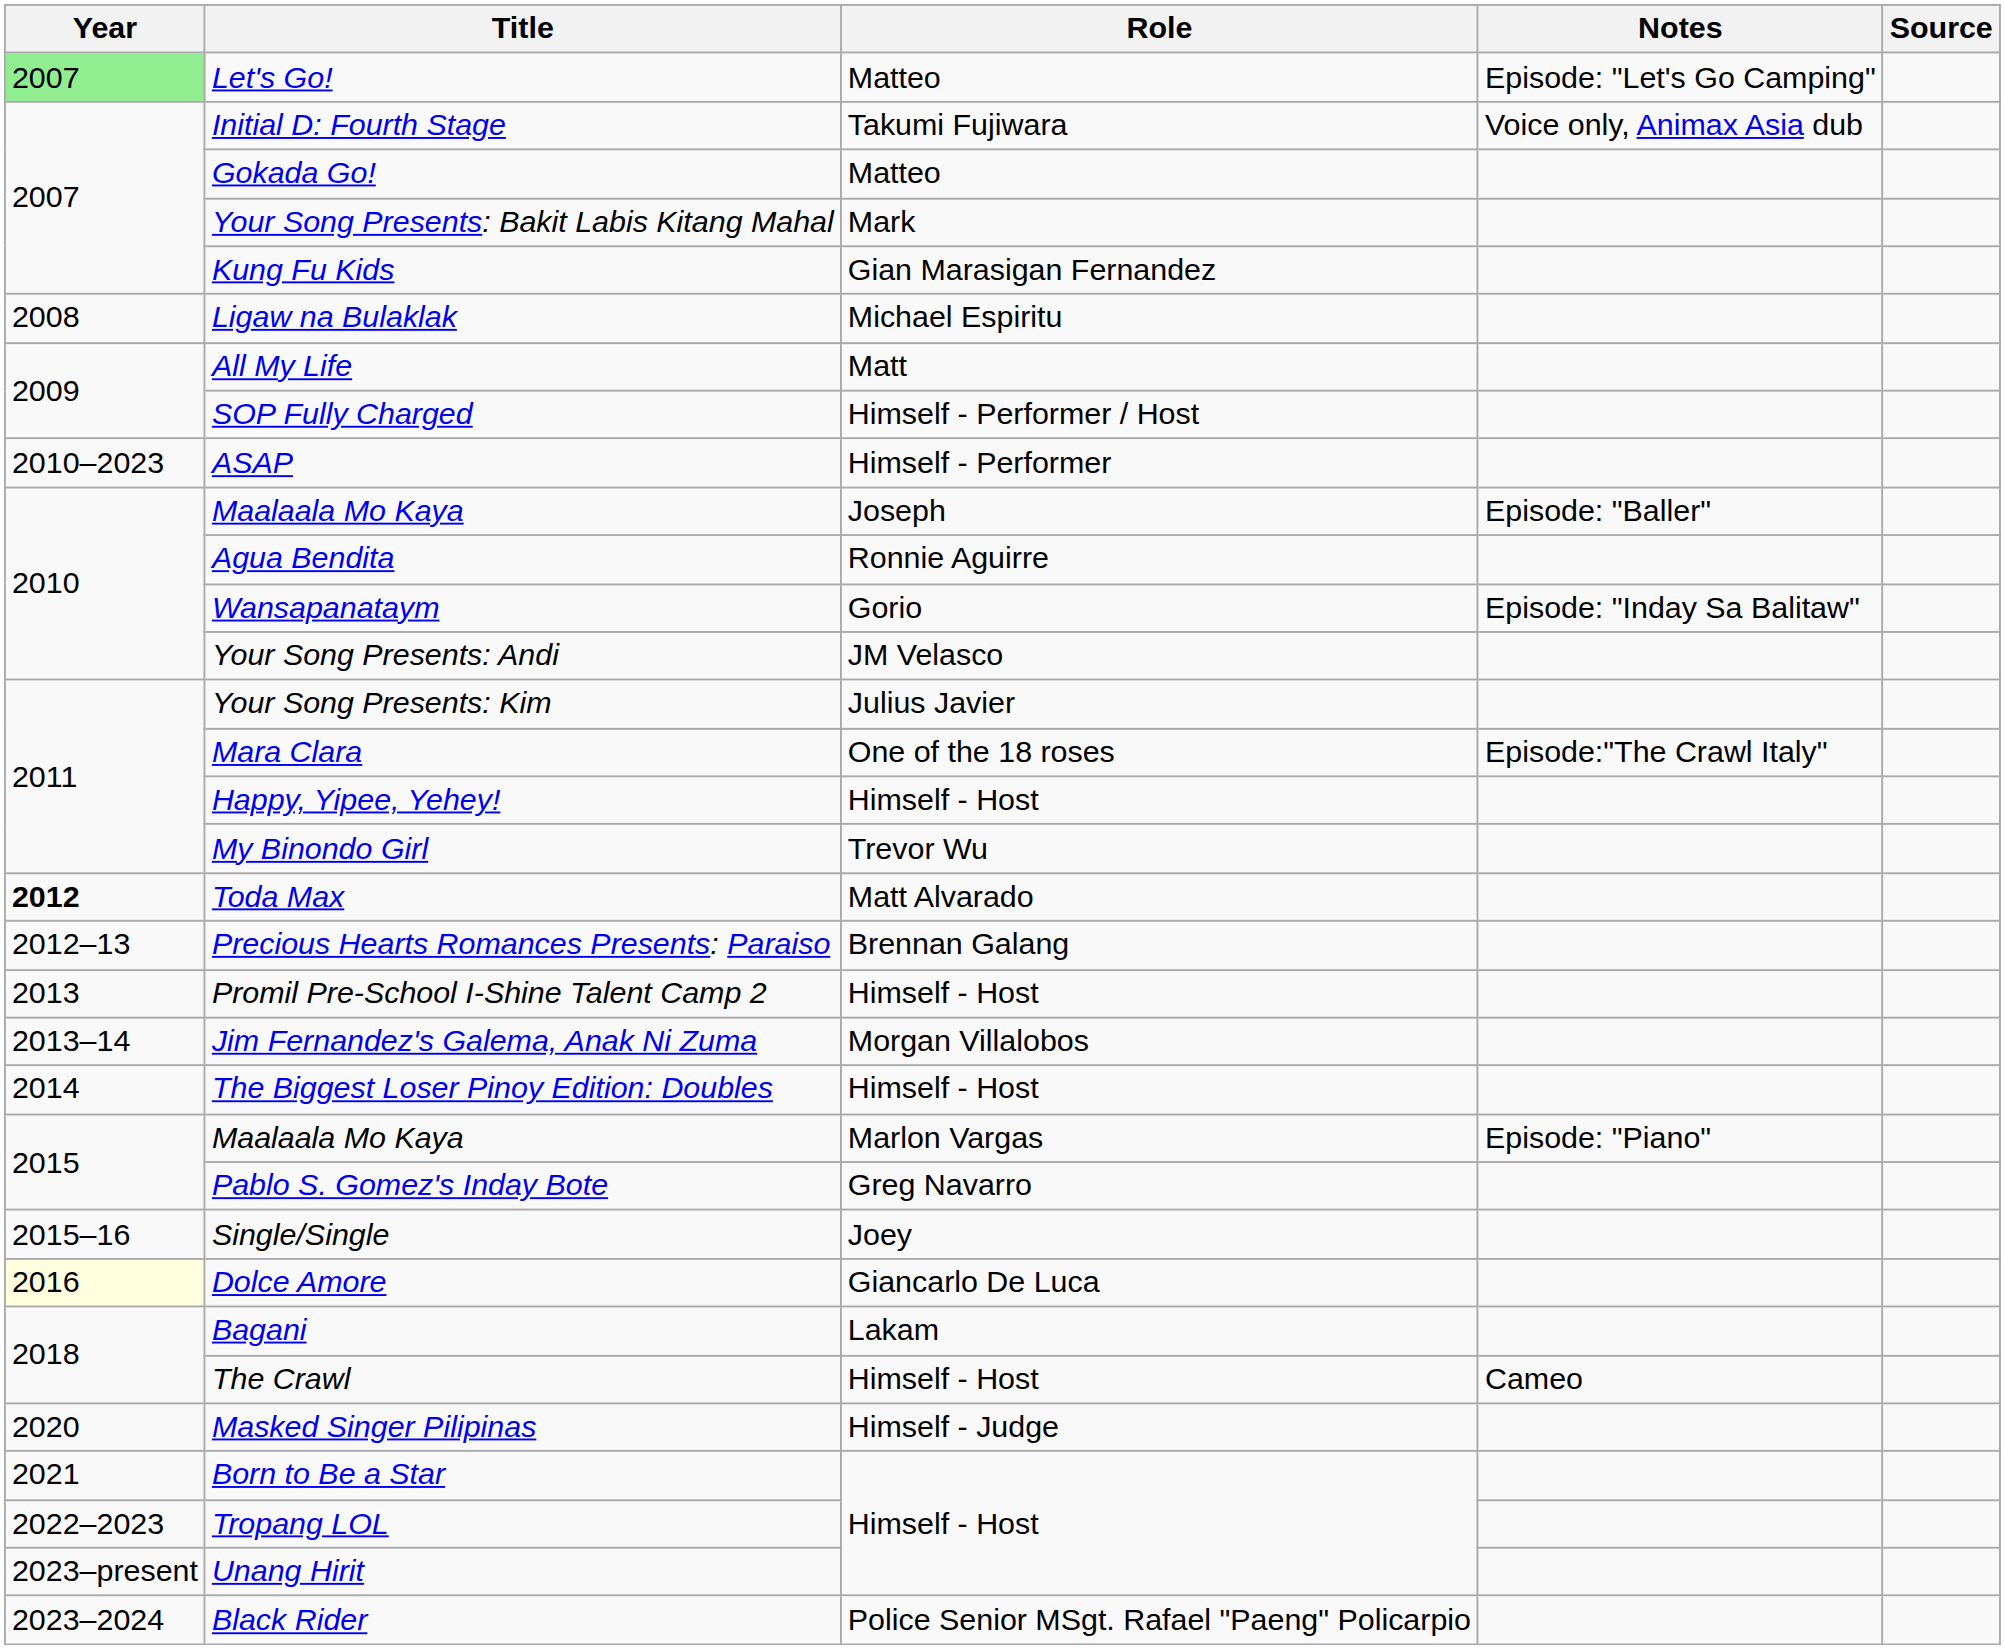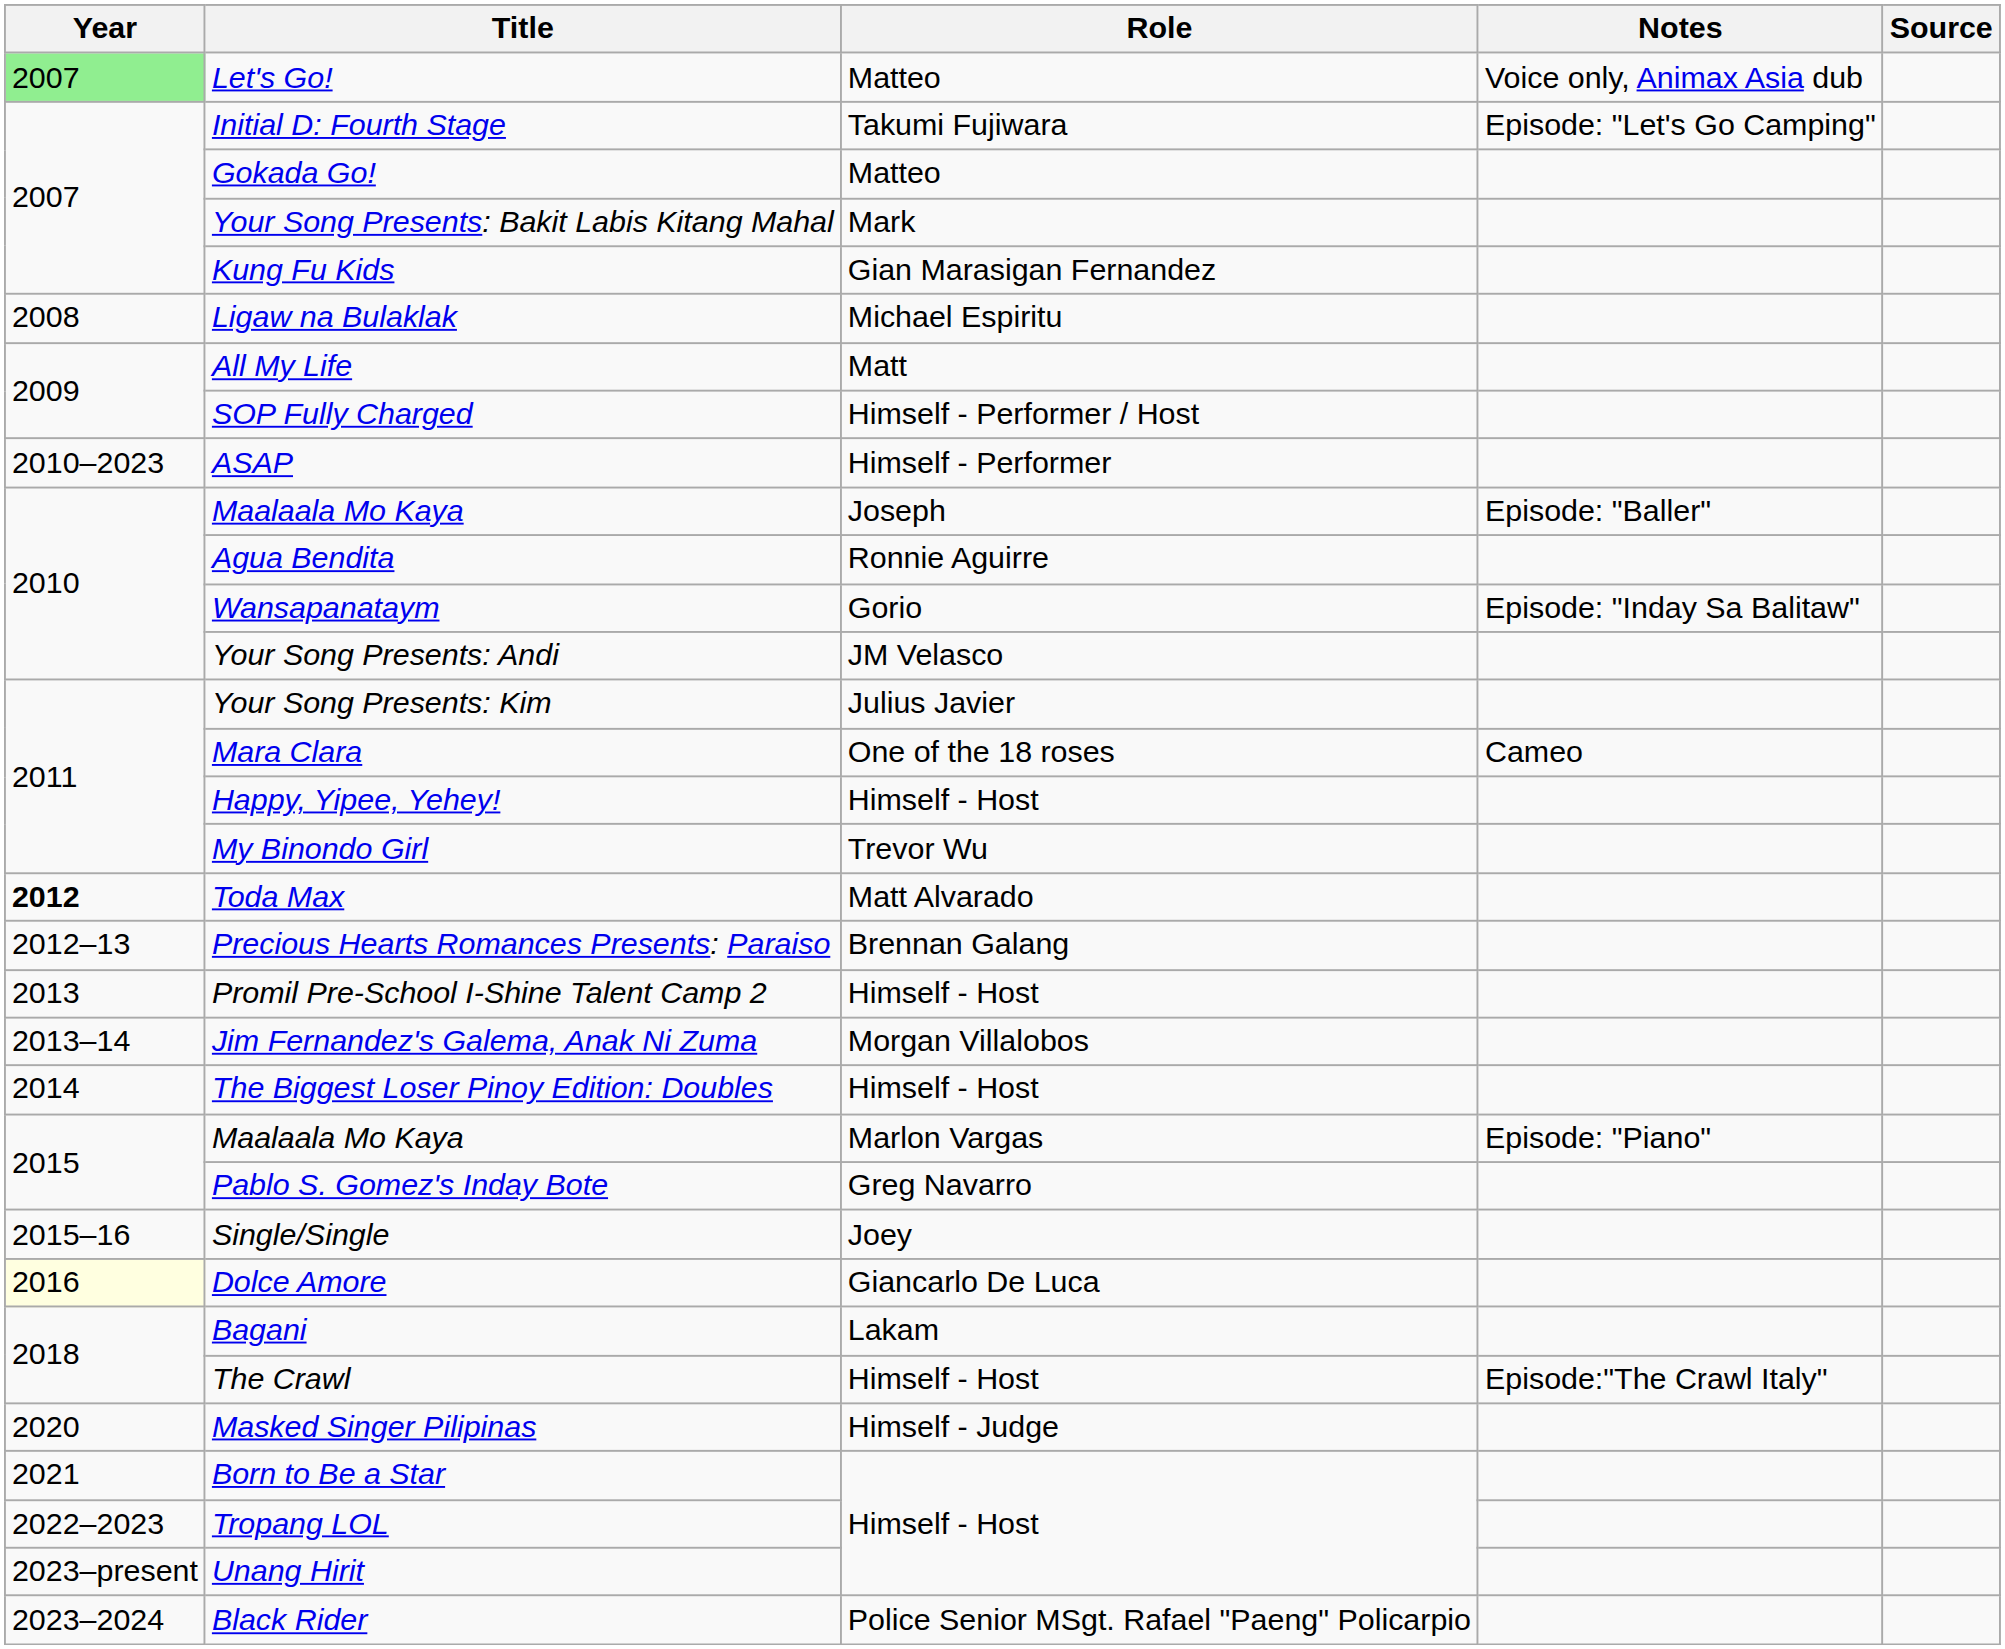(1680, 76) Episode: "Let's Go Camping" -> (1674, 76) Voice only, Animax Asia dub
(1674, 125) Voice only, Animax Asia dub -> (1680, 125) Episode: "Let's Go Camping"
(1656, 751) Episode:"The Crawl Italy" -> (1534, 751) Cameo
(1534, 1378) Cameo -> (1656, 1378) Episode:"The Crawl Italy"
